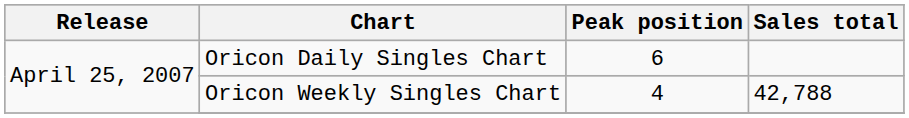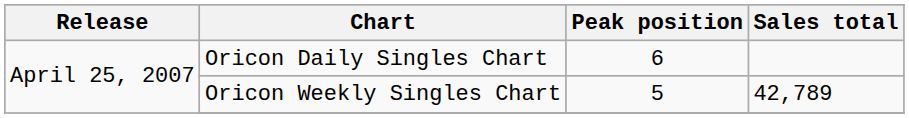(657, 94) 4 -> (657, 94) 5
(793, 94) 42,788 -> (793, 94) 42,789
